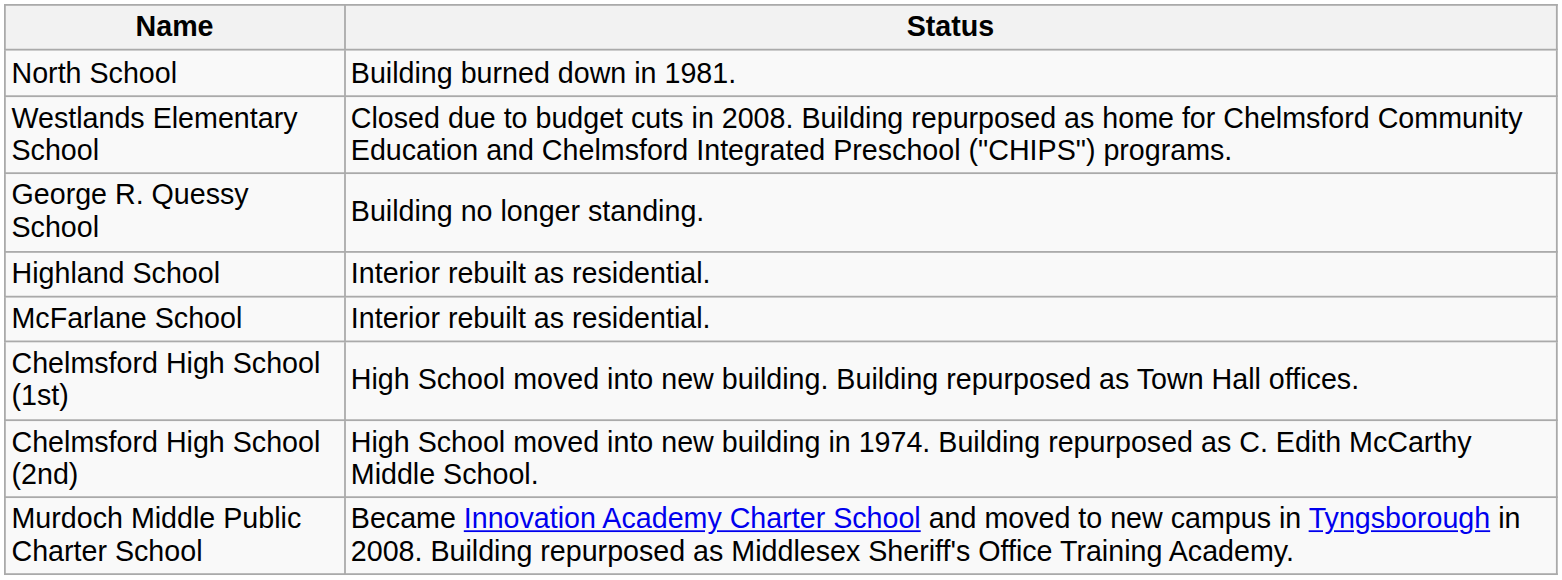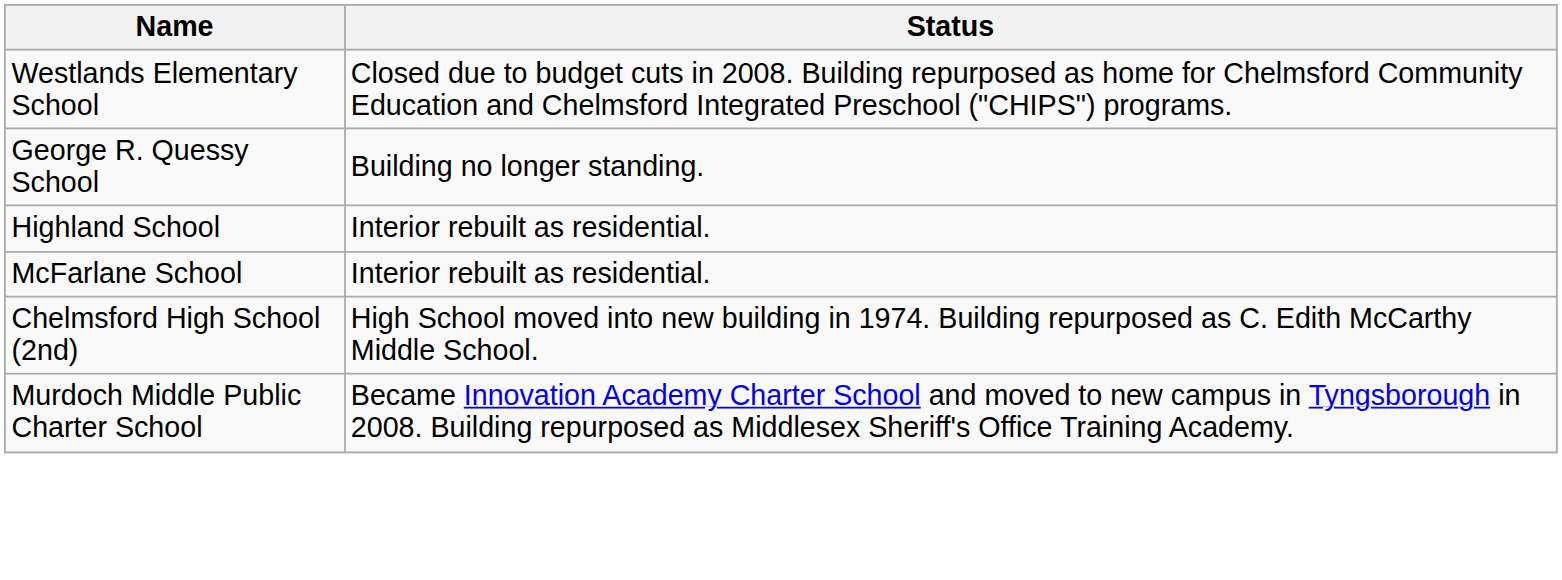- row: (94, 72)
- row: (166, 380)
